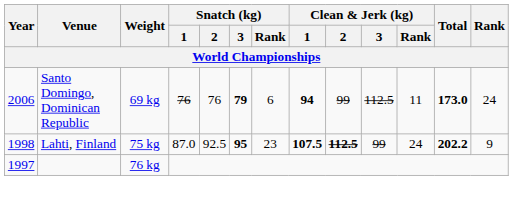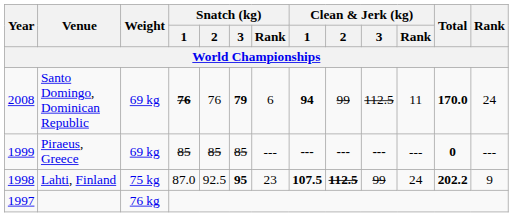(21, 100) 2006 -> (21, 100) 2008
(184, 100) normal -> (184, 100) bold
(453, 100) 173.0 -> (453, 100) 170.0
+ row: (62, 151)
